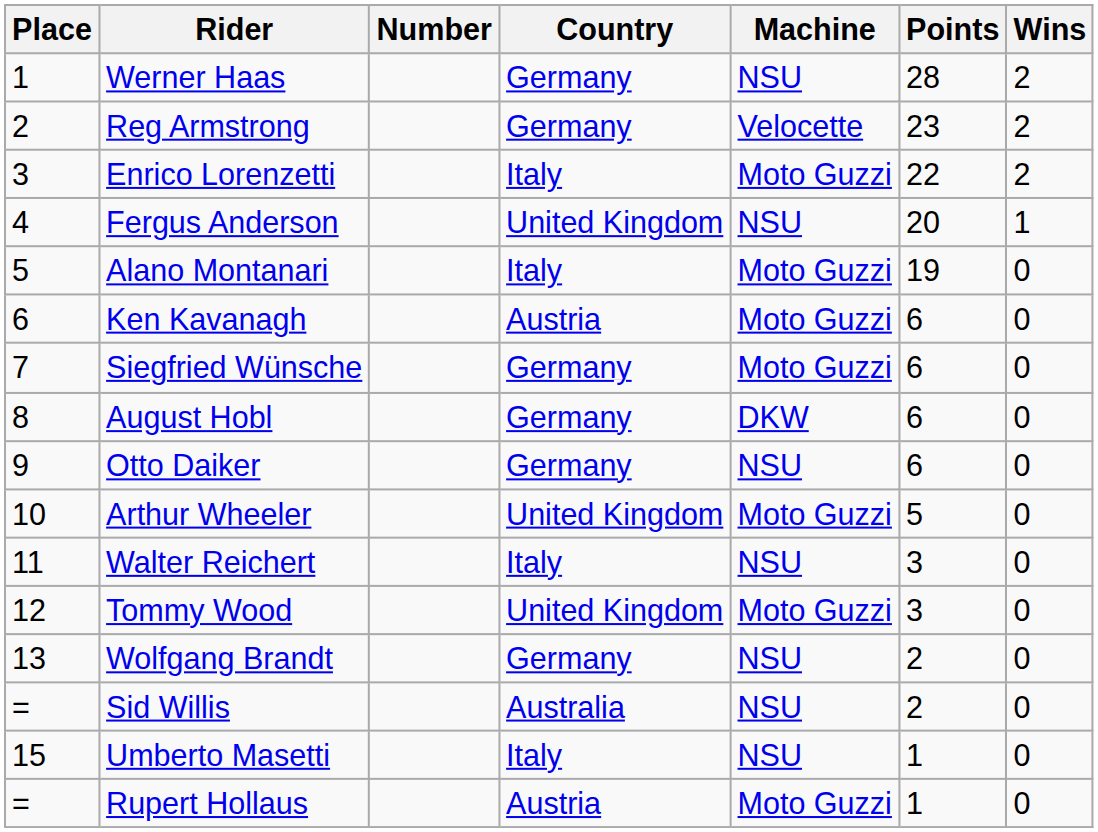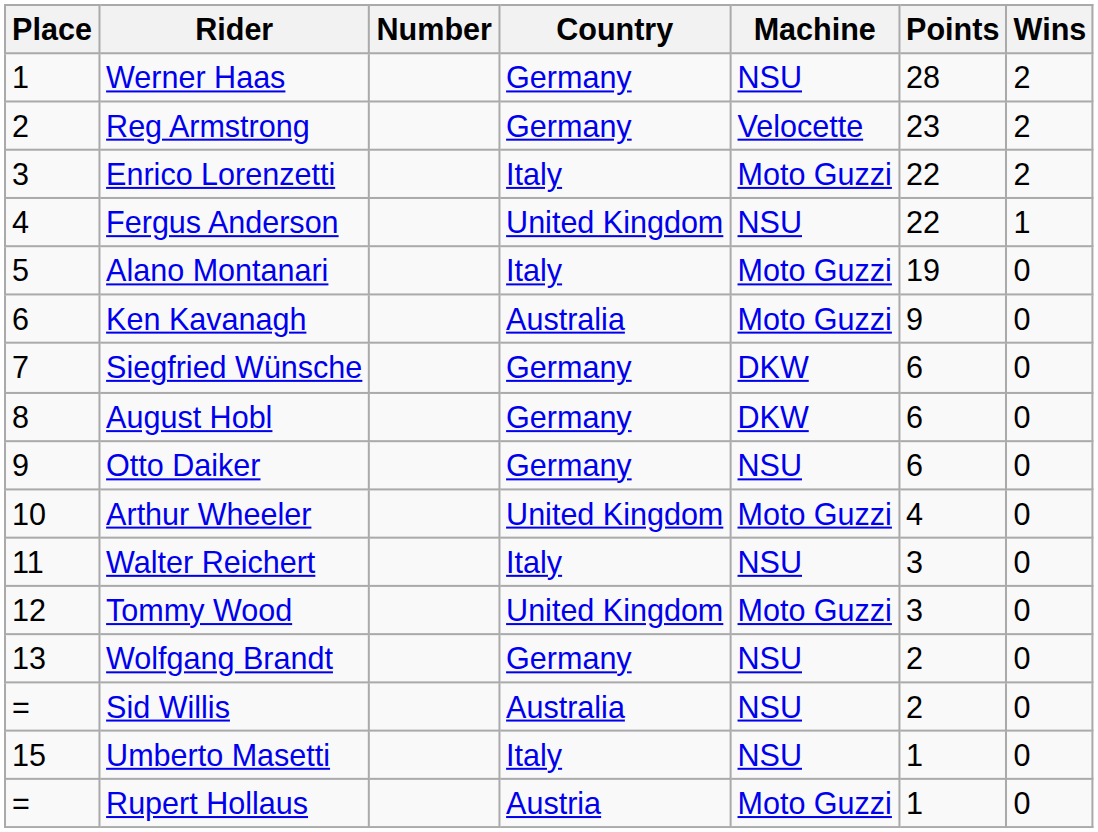(923, 223) 20 -> (923, 223) 22
(554, 320) Austria -> (565, 320) Australia
(915, 320) 6 -> (915, 320) 9
(815, 368) Moto Guzzi -> (773, 368) DKW
(915, 513) 5 -> (915, 513) 4
